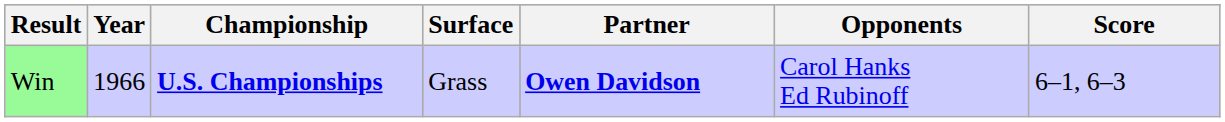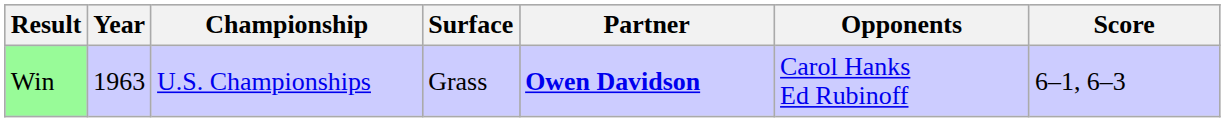(119, 80) 1966 -> (119, 80) 1963
(270, 80) bold -> (264, 80) normal
